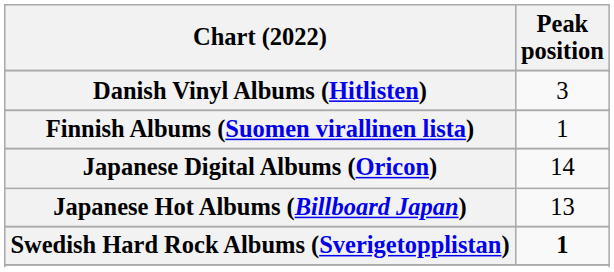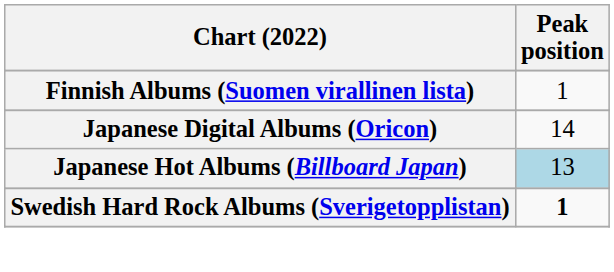- row: (260, 90)
(562, 206) no background -> (562, 167) lightblue background
